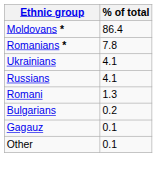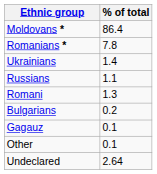(110, 62) 4.1 -> (110, 62) 1.4
(110, 78) 4.1 -> (110, 78) 1.1
+ row: (33, 161)
